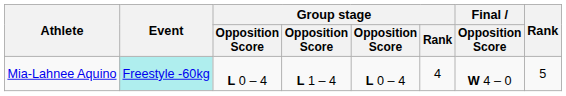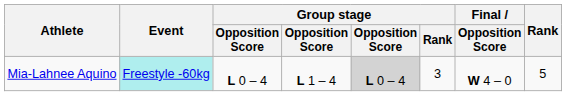(386, 81) no background -> (386, 81) lightgrey background
(438, 74) 4 -> (438, 74) 3
